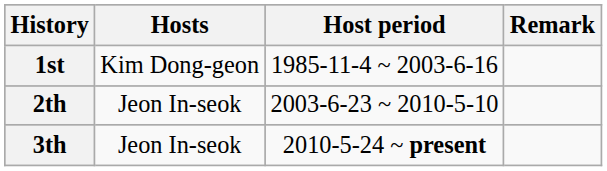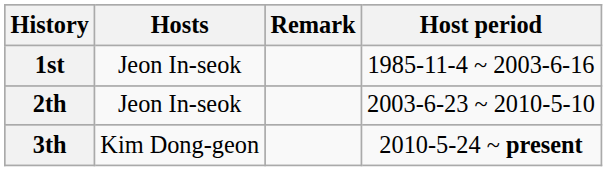columns swapped: (384, 24) <-> (552, 24)
(180, 65) Kim Dong-geon -> (180, 65) Jeon In-seok
(180, 145) Jeon In-seok -> (180, 145) Kim Dong-geon
